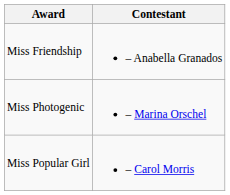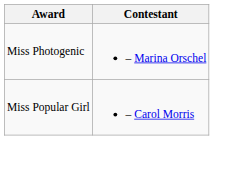- row: (44, 51)
